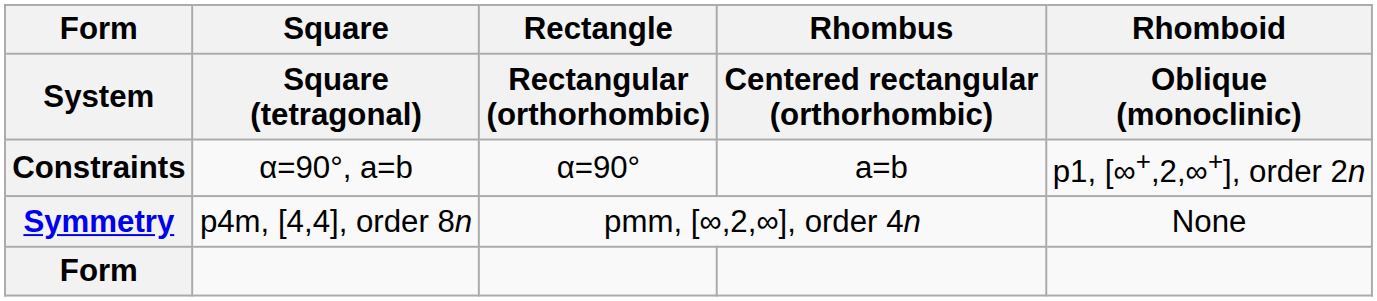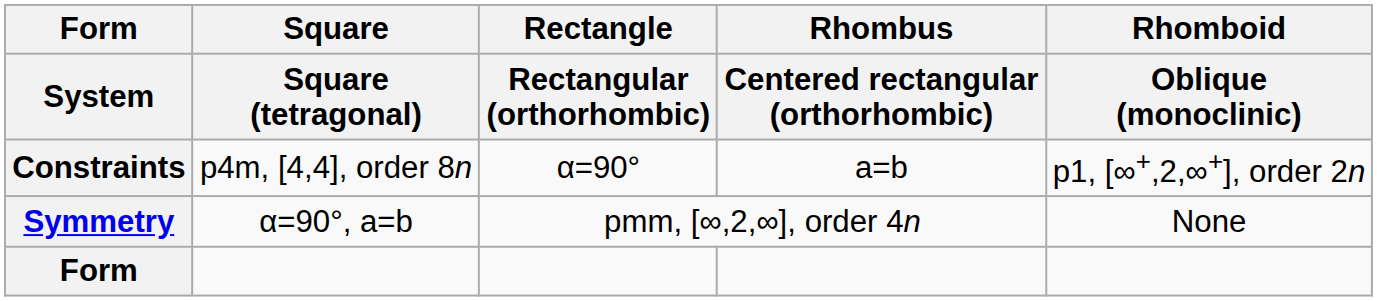(336, 167) α=90°, a=b -> (336, 167) p4m, [4,4], order 8n
(336, 221) p4m, [4,4], order 8n -> (336, 221) α=90°, a=b
